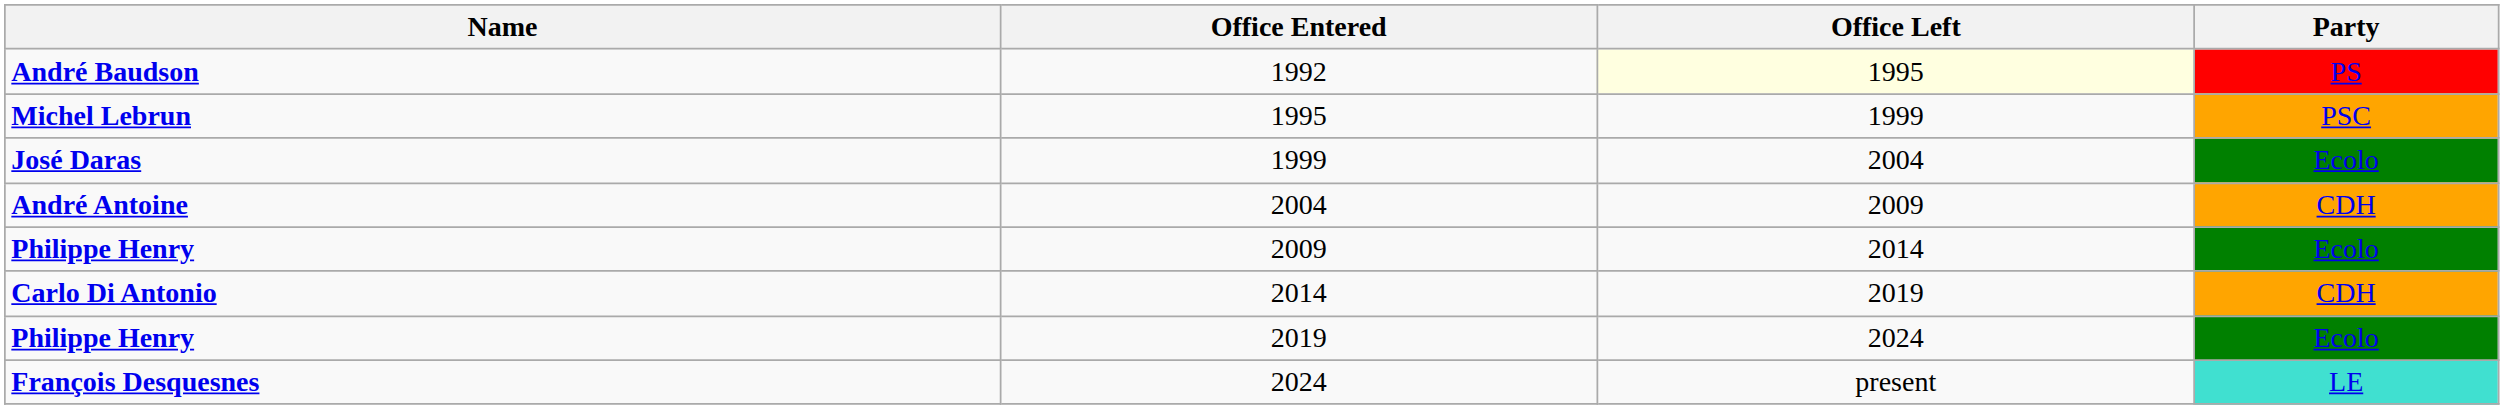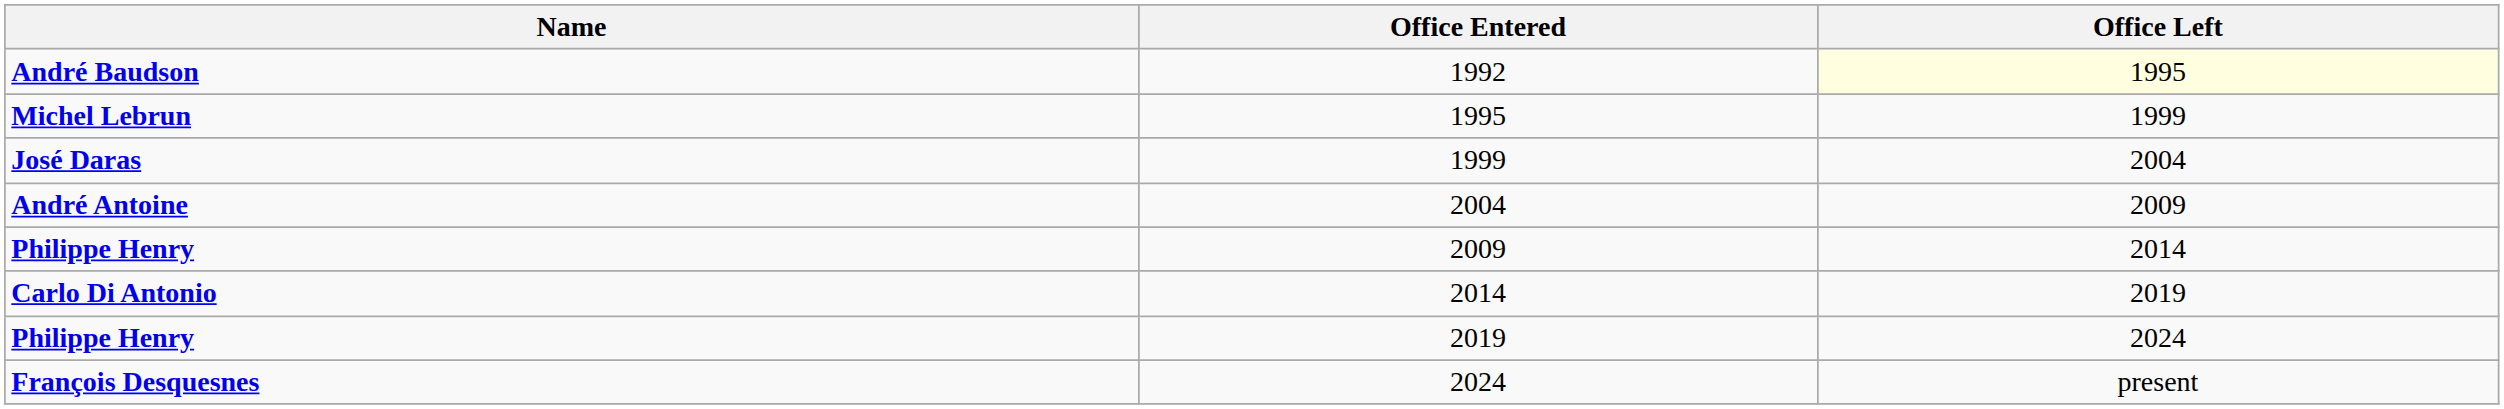- column: (2346, 26)
